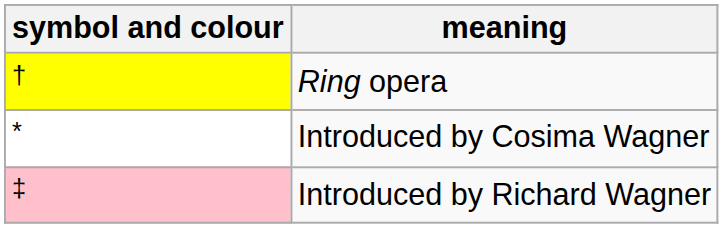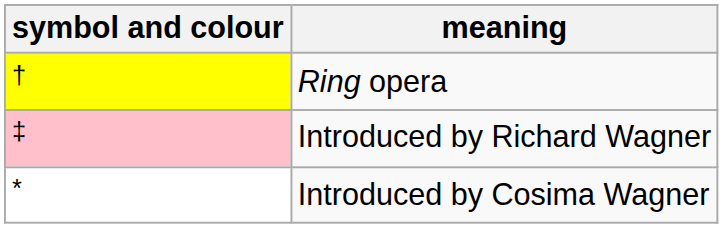rows swapped: (504, 194) <-> (504, 138)
